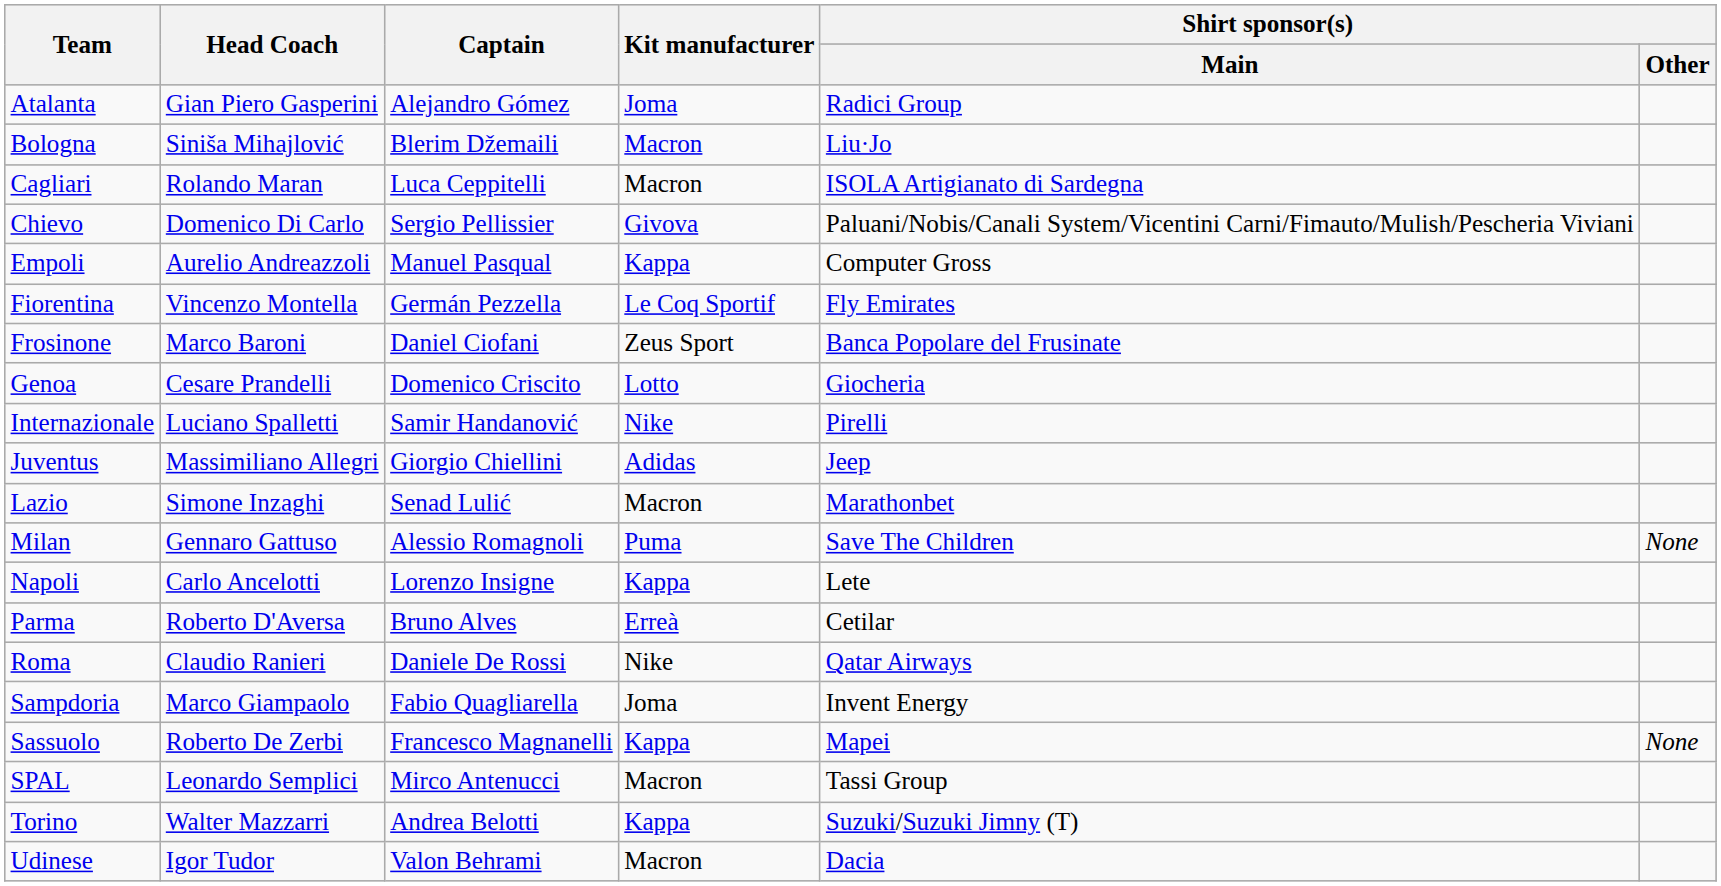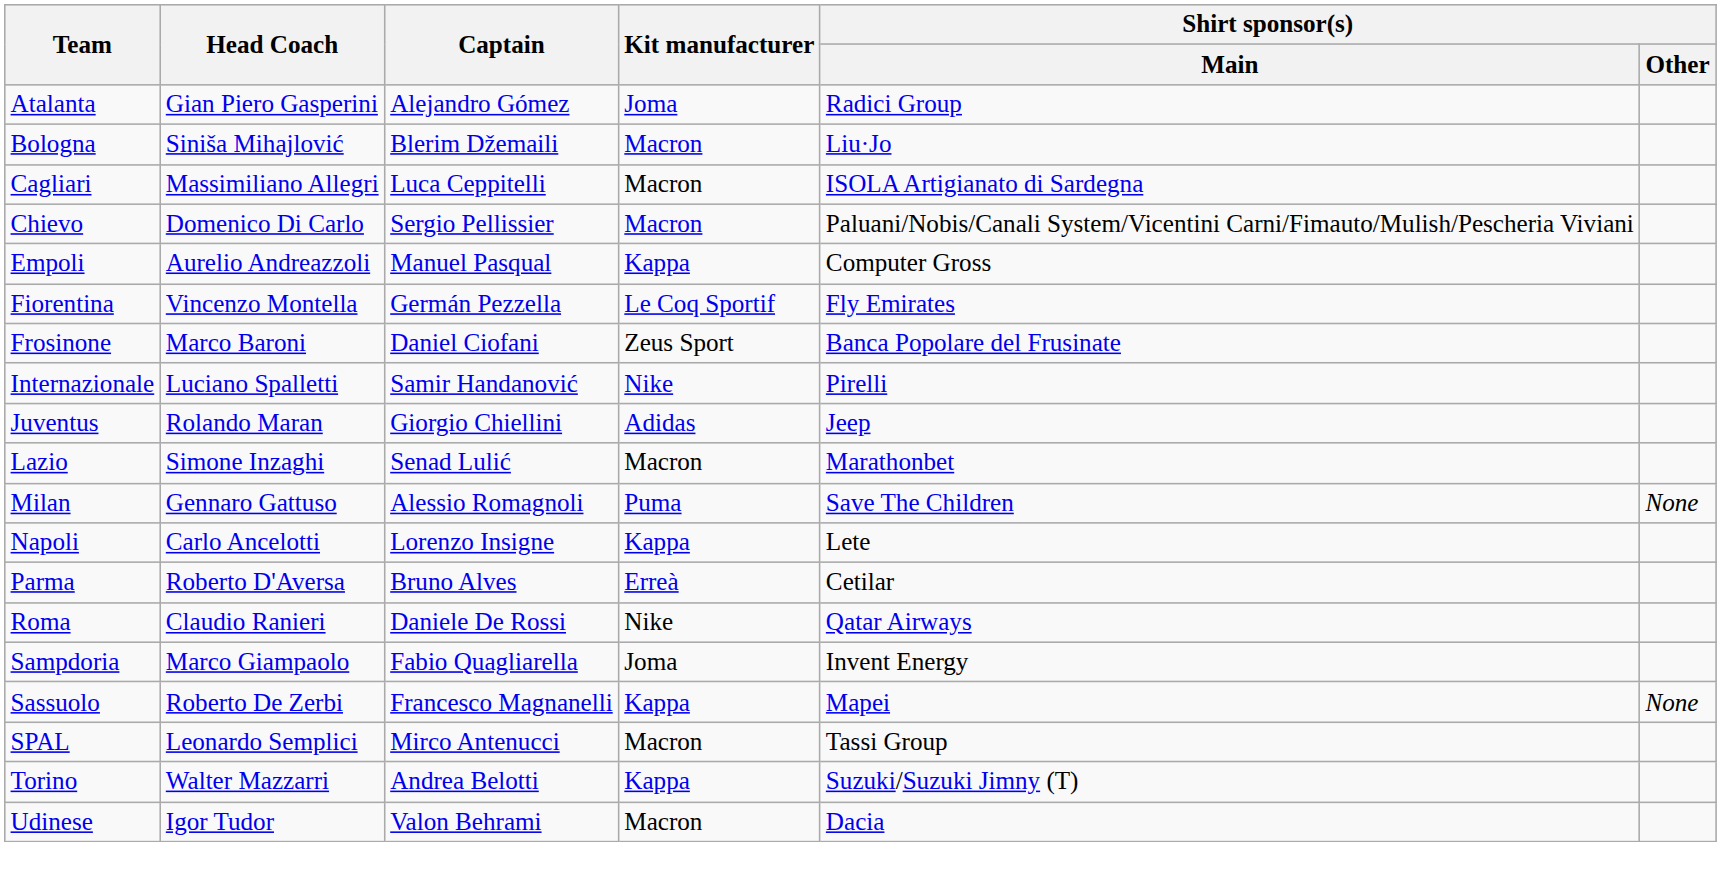(244, 183) Rolando Maran -> (272, 183) Massimiliano Allegri
(661, 223) Givova -> (663, 223) Macron
- row: (43, 382)
(272, 462) Massimiliano Allegri -> (244, 422) Rolando Maran
